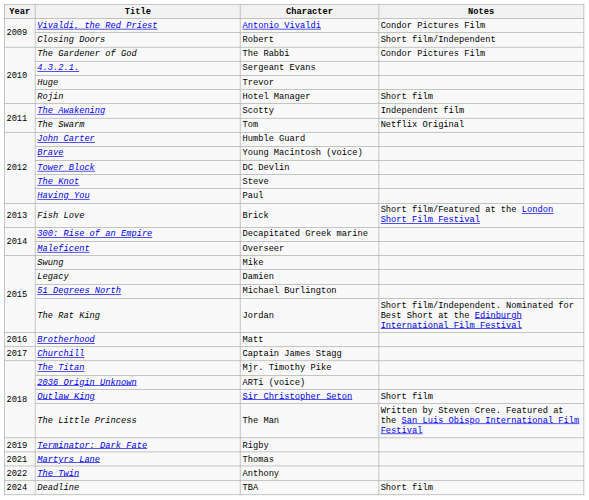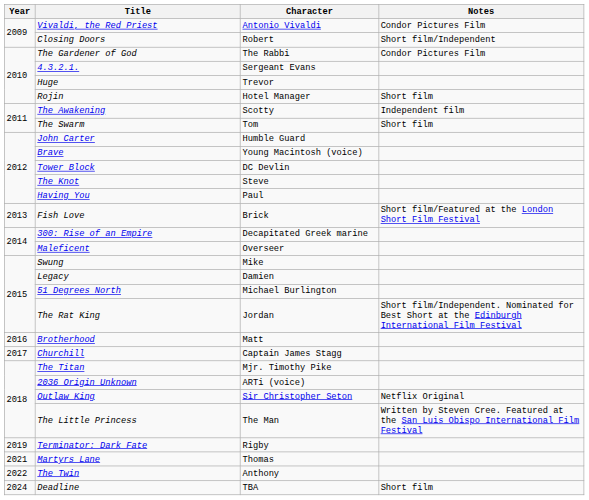(422, 125) Netflix Original -> (407, 125) Short film
(407, 396) Short film -> (422, 396) Netflix Original
